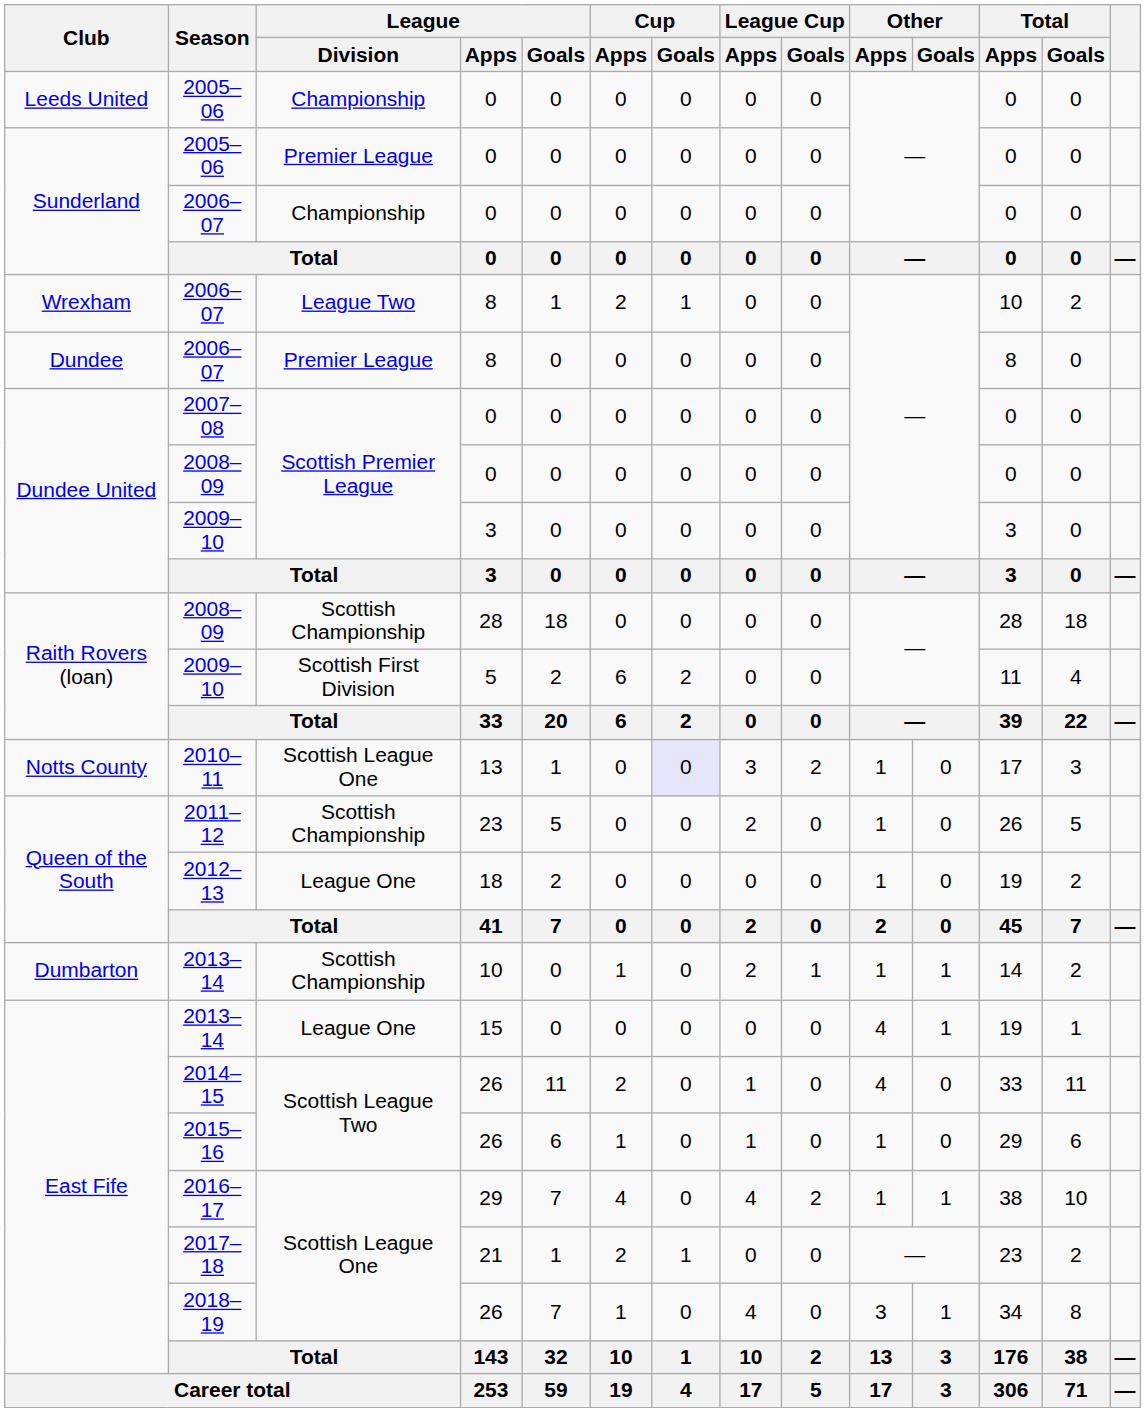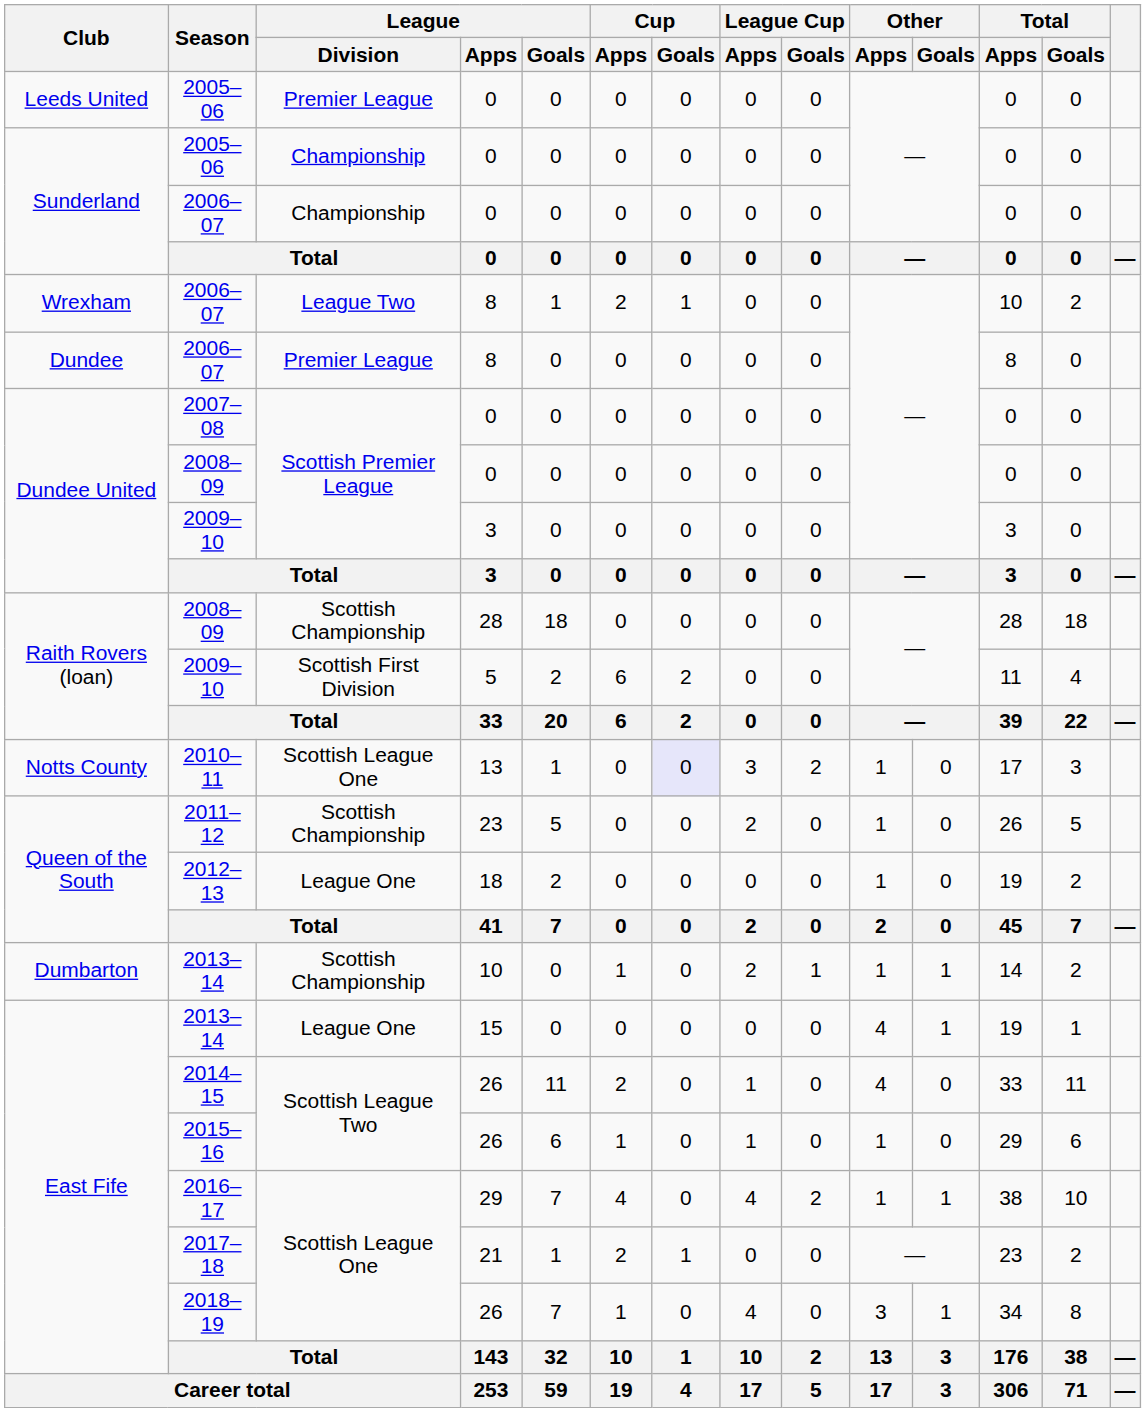(358, 99) Championship -> (358, 99) Premier League
(358, 156) Premier League -> (358, 156) Championship
